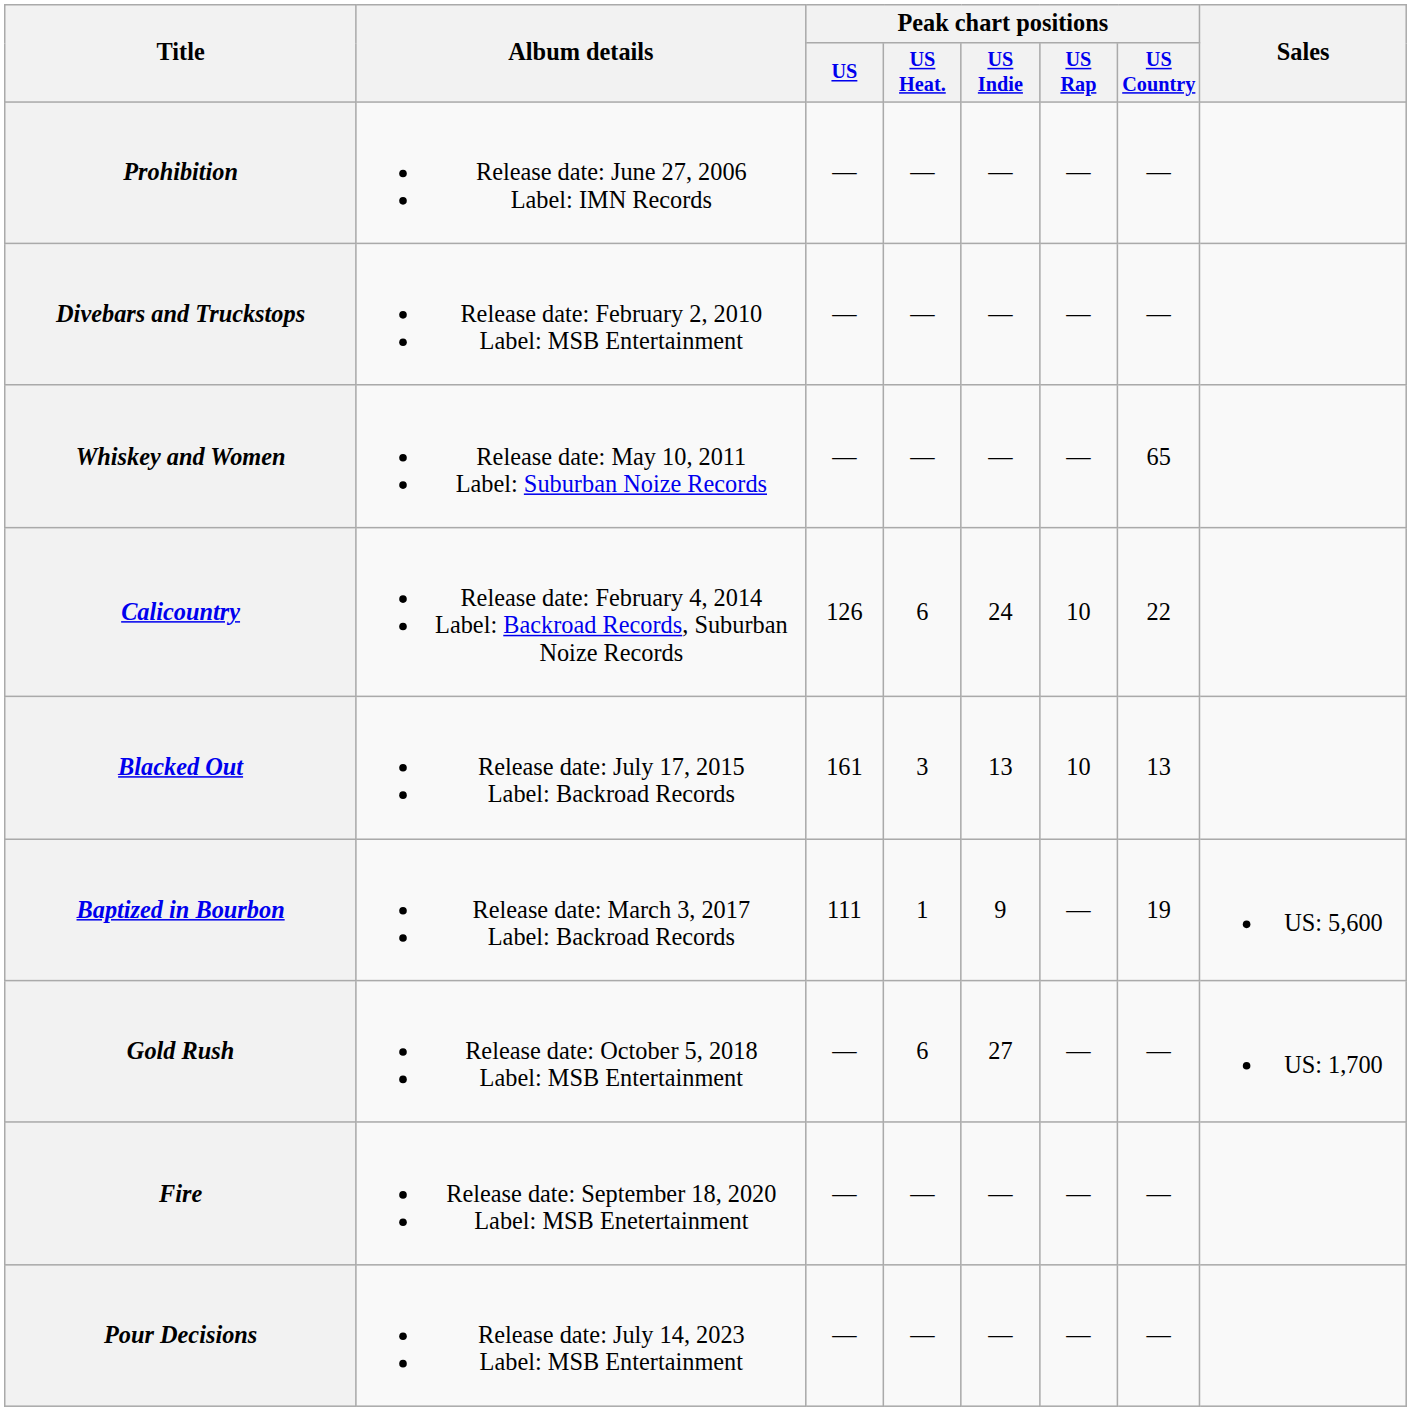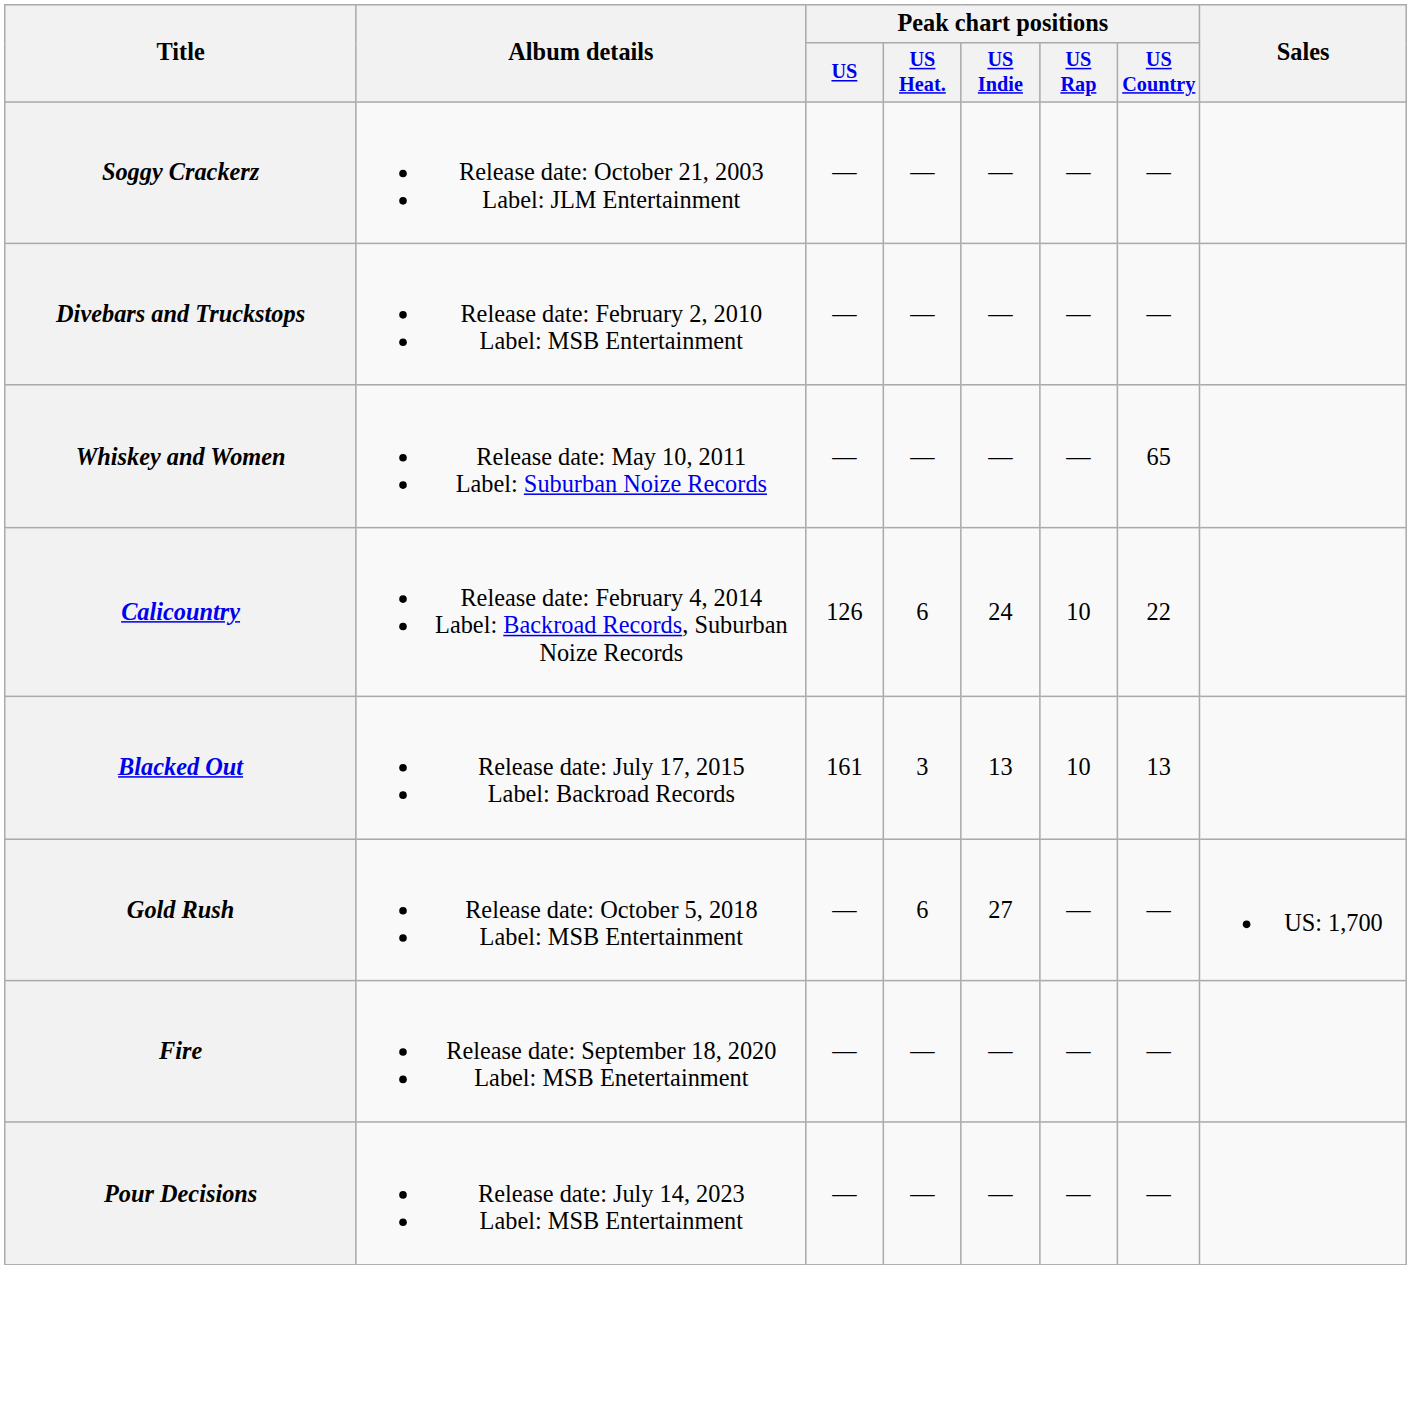+ row: (181, 172)
- row: (181, 172)
- row: (181, 909)
